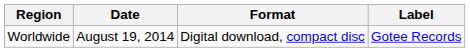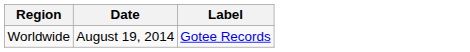- column: (273, 15)
